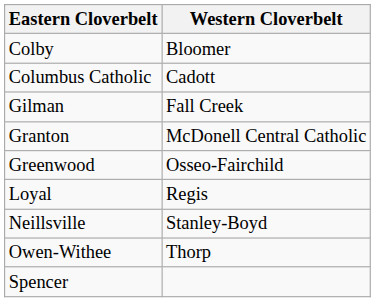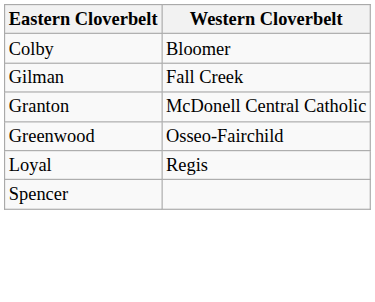- row: (80, 77)
- row: (47, 223)
- row: (60, 252)
